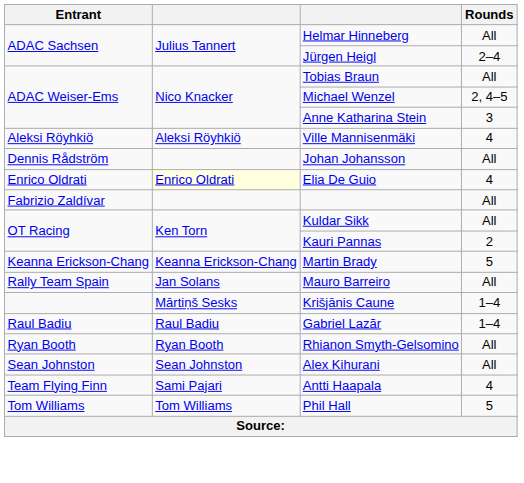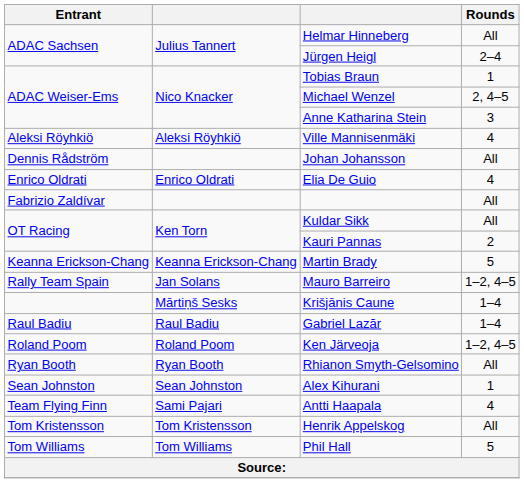(489, 76) All -> (490, 76) 1
(195, 179) lightyellow background -> (195, 179) no background
(489, 282) All -> (490, 282) 1–2, 4–5
+ row: (47, 344)
(489, 364) All -> (490, 385) 1
+ row: (56, 426)
